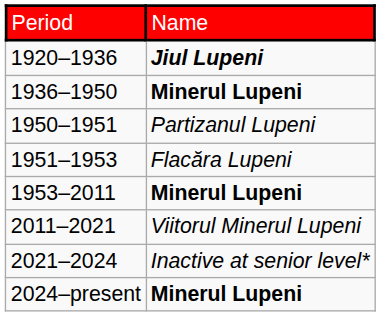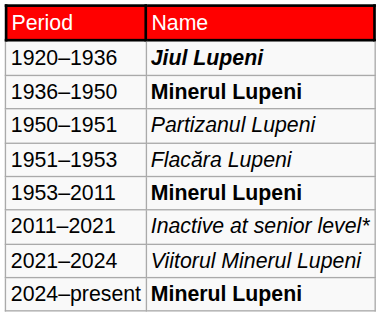(256, 226) Viitorul Minerul Lupeni -> (260, 226) Inactive at senior level*
(260, 260) Inactive at senior level* -> (256, 260) Viitorul Minerul Lupeni
